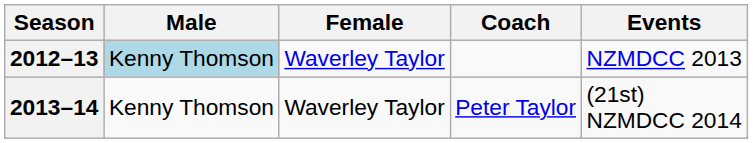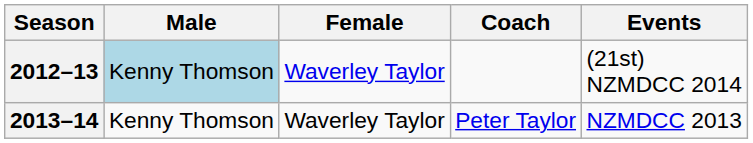(664, 58) NZMDCC 2013 -> (664, 71) (21st) NZMDCC 2014
(664, 107) (21st) NZMDCC 2014 -> (664, 120) NZMDCC 2013
